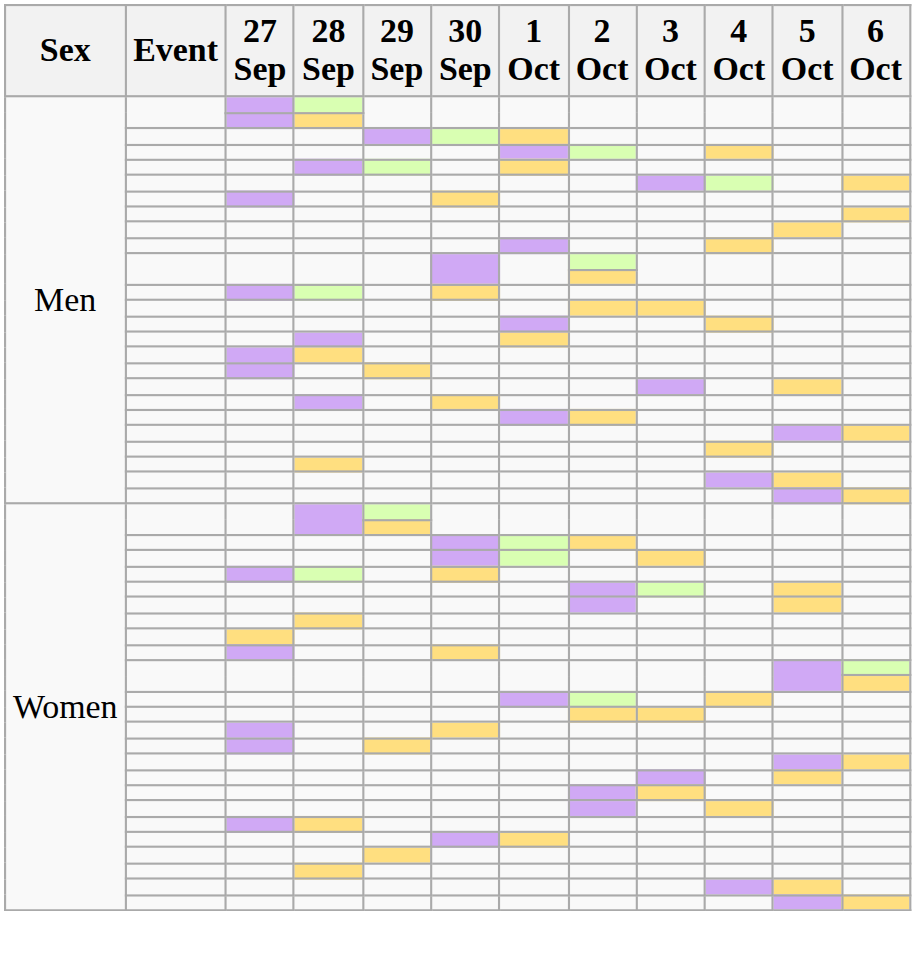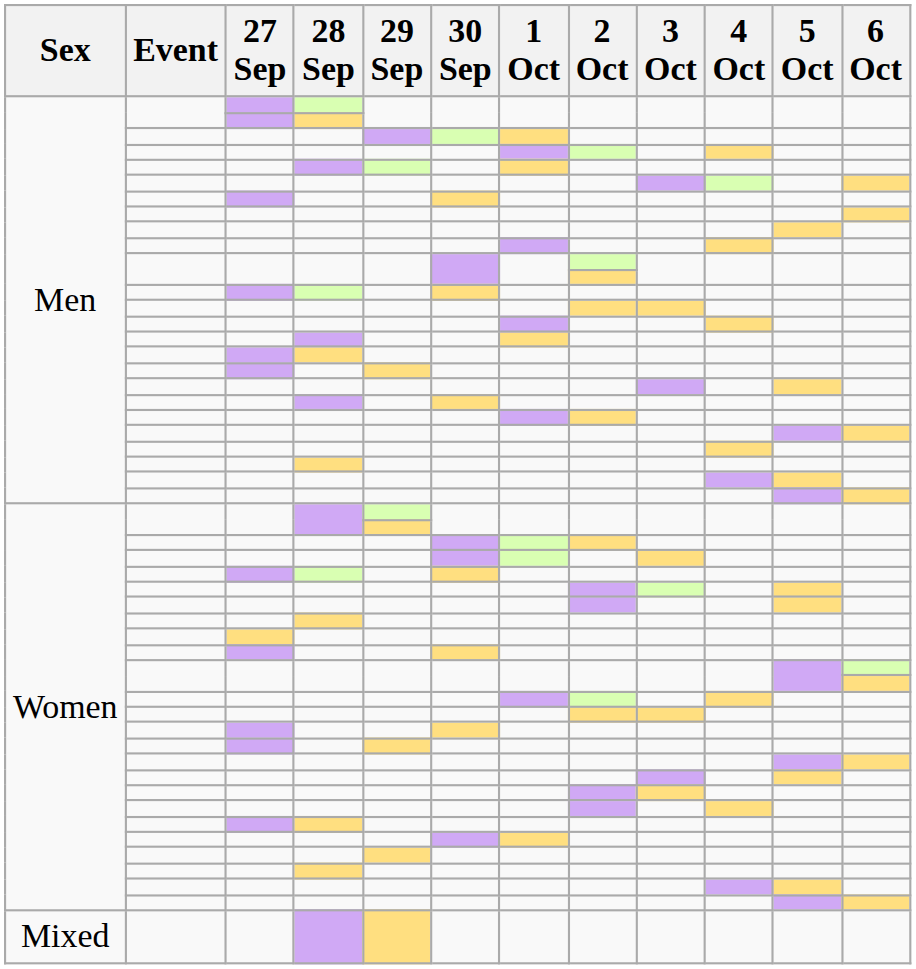+ row: (65, 936)
